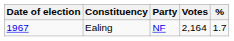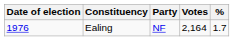(18, 28) 1967 -> (18, 28) 1976
